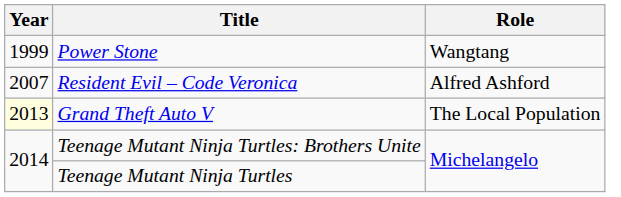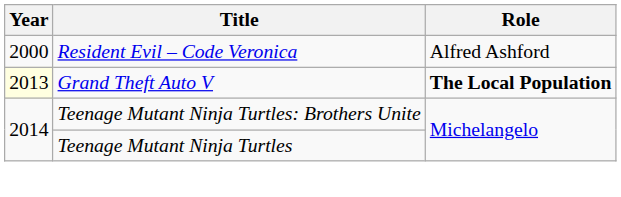- row: (108, 51)
(29, 82) 2007 -> (29, 51) 2000
(515, 113) normal -> (521, 82) bold
